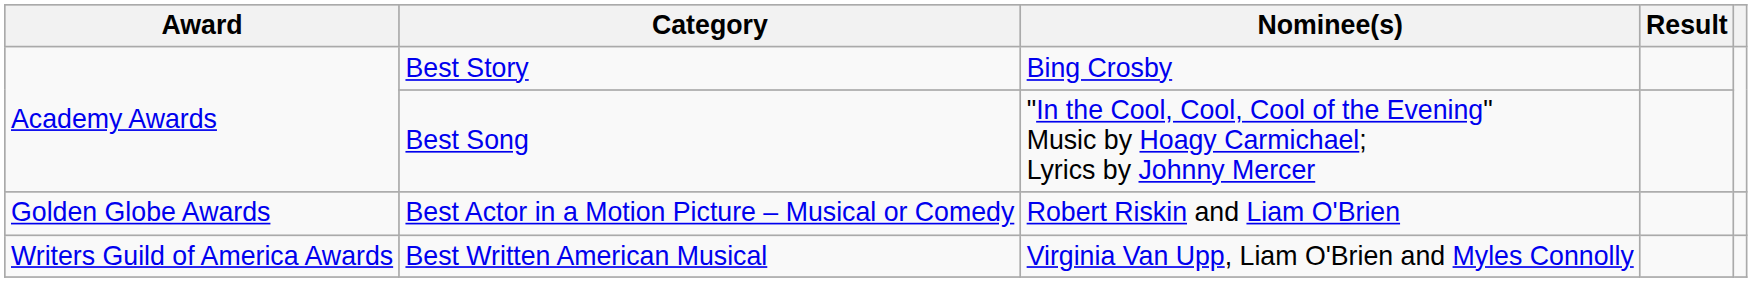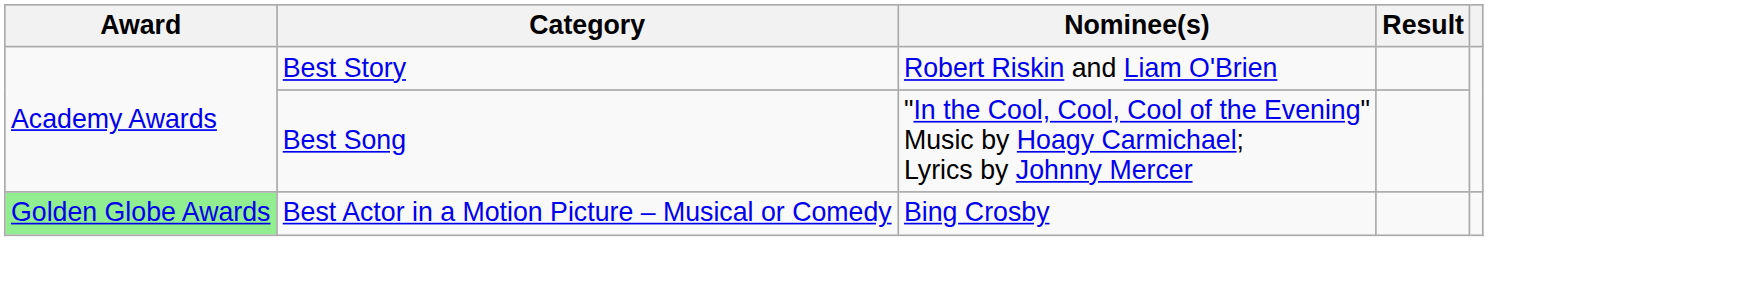(1099, 68) Bing Crosby -> (1091, 68) Robert Riskin and Liam O'Brien
(141, 212) no background -> (141, 212) lightgreen background
(1213, 212) Robert Riskin and Liam O'Brien -> (977, 212) Bing Crosby
- row: (586, 255)
